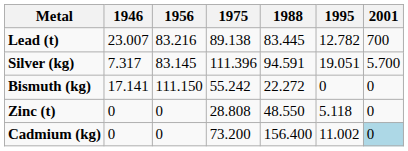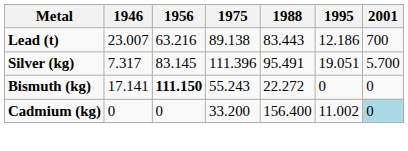(176, 39) 83.216 -> (176, 39) 63.216
(284, 39) 83.445 -> (284, 39) 83.443
(339, 39) 12.782 -> (339, 39) 12.186
(284, 63) 94.591 -> (284, 63) 95.491
(179, 87) normal -> (179, 87) bold
(230, 87) 55.242 -> (230, 87) 55.243
- row: (32, 110)
(230, 134) 73.200 -> (230, 110) 33.200
